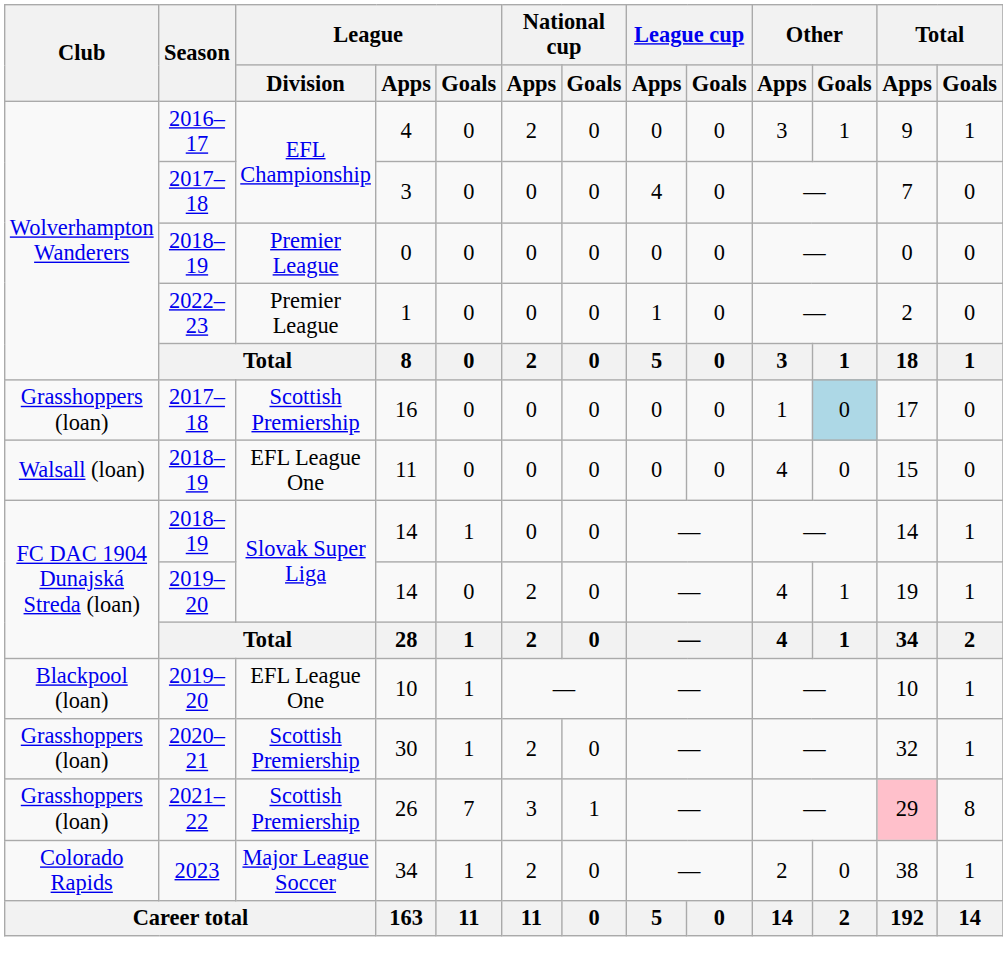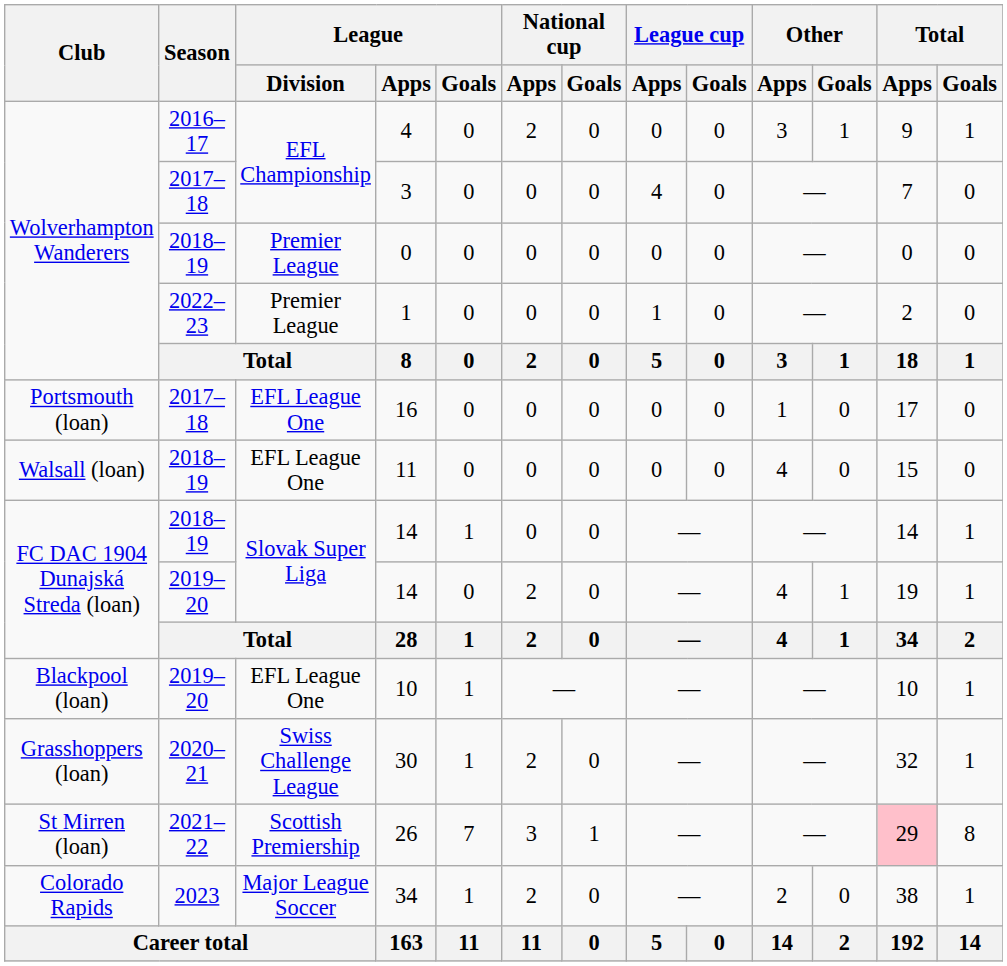(82, 409) Grasshoppers (loan) -> (82, 409) Portsmouth (loan)
(306, 409) Scottish Premiership -> (306, 409) EFL League One
(844, 409) lightblue background -> (844, 409) no background
(306, 748) Scottish Premiership -> (306, 761) Swiss Challenge League
(82, 809) Grasshoppers (loan) -> (82, 834) St Mirren (loan)
